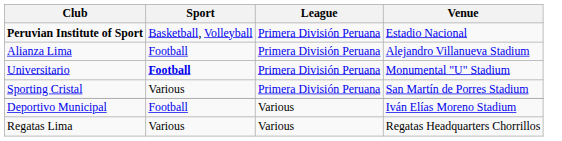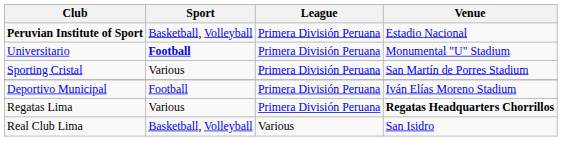- row: (39, 51)
(276, 107) Various -> (319, 88) Primera División Peruana
(276, 126) Various -> (319, 107) Primera División Peruana
(463, 126) normal -> (470, 107) bold
+ row: (45, 126)
